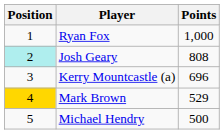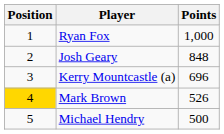(30, 56) paleturquoise background -> (30, 56) no background
(199, 56) 808 -> (199, 56) 848
(199, 98) 529 -> (199, 98) 526
